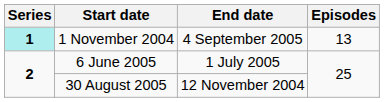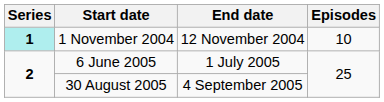(243, 39) 4 September 2005 -> (243, 39) 12 November 2004
(344, 39) 13 -> (344, 39) 10
(243, 85) 12 November 2004 -> (243, 85) 4 September 2005
